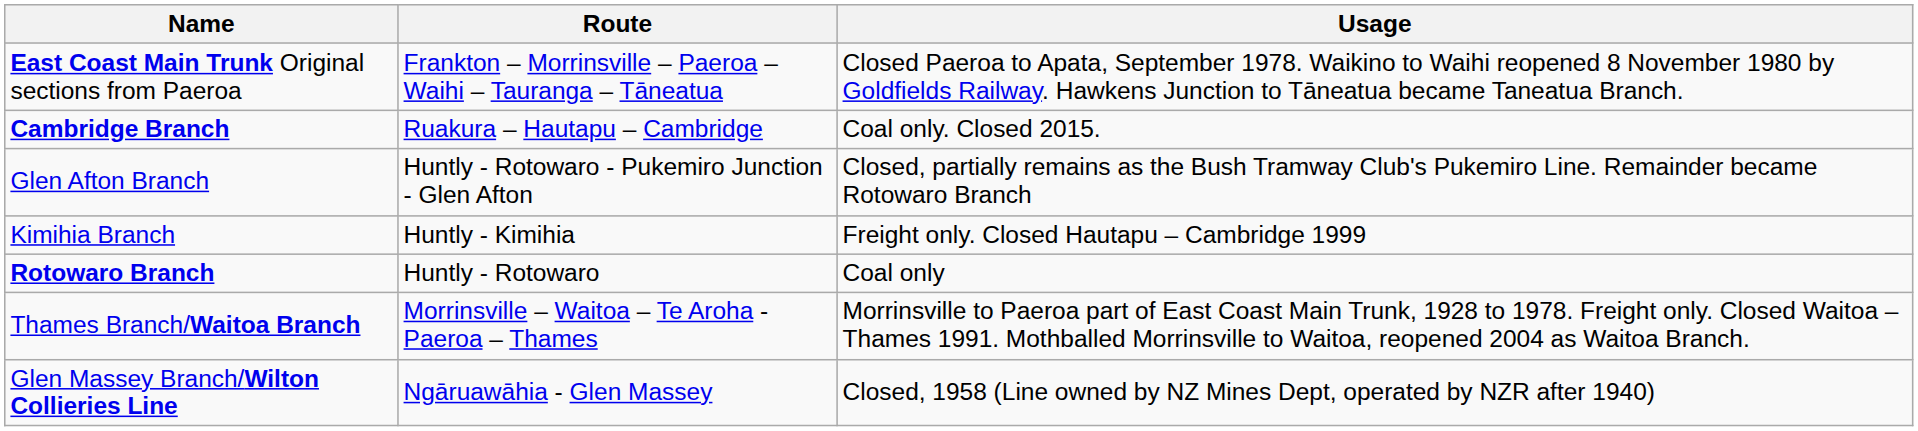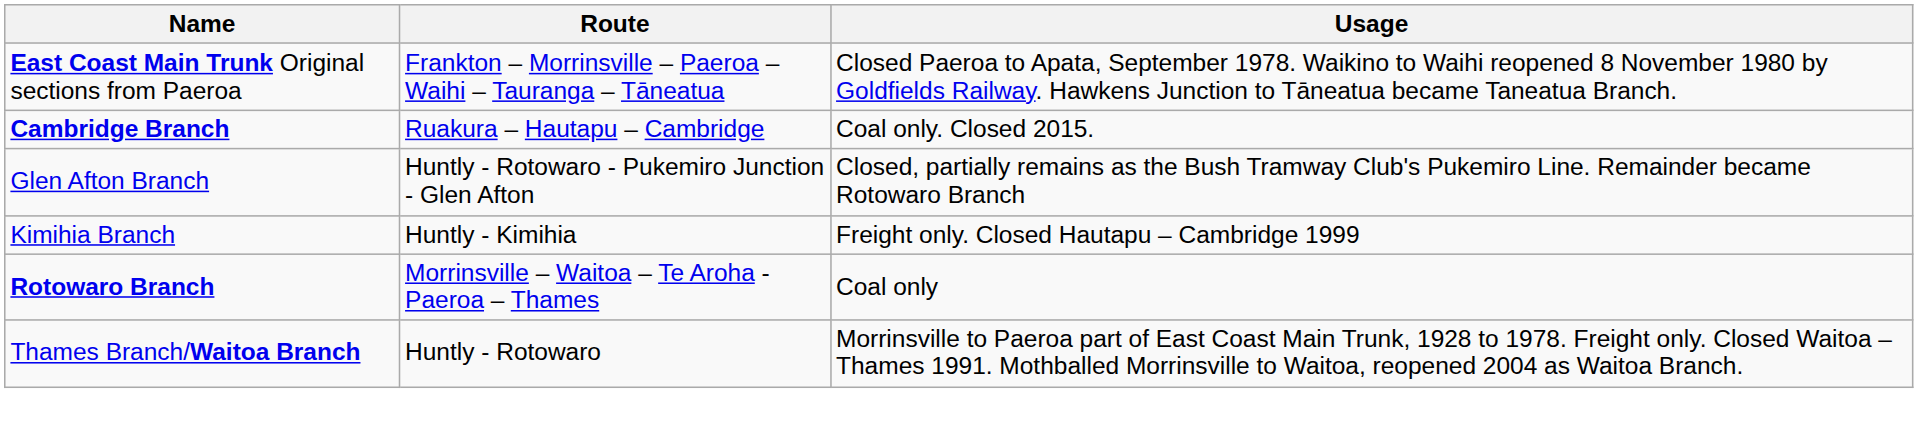(502, 273) Huntly - Rotowaro -> (587, 286) Morrinsville – Waitoa – Te Aroha - Paeroa – Thames
(586, 325) Morrinsville – Waitoa – Te Aroha - Paeroa – Thames -> (503, 353) Huntly - Rotowaro
- row: (165, 392)
